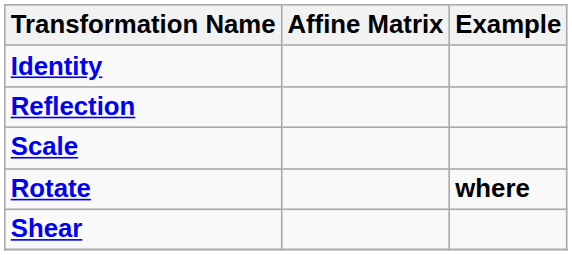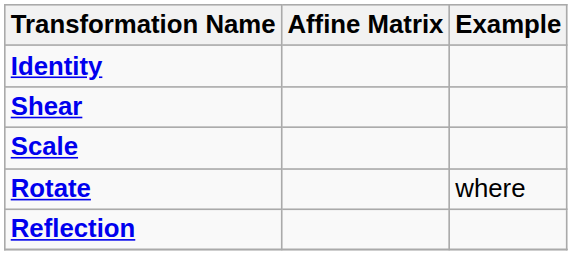rows swapped: (73, 106) <-> (47, 229)
(493, 188) bold -> (490, 188) normal
